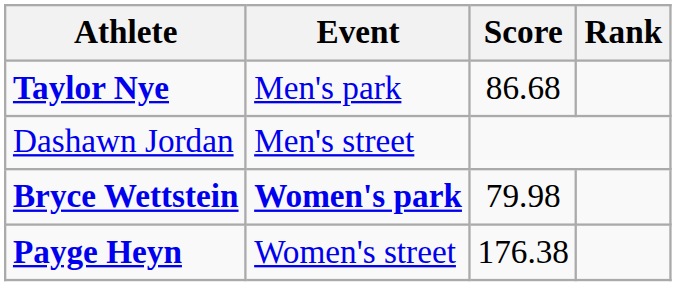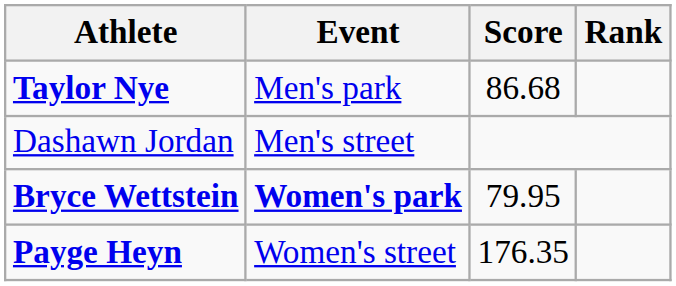(523, 196) 79.98 -> (523, 196) 79.95
(523, 251) 176.38 -> (523, 251) 176.35
